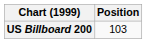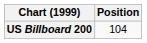(118, 30) 103 -> (118, 30) 104
